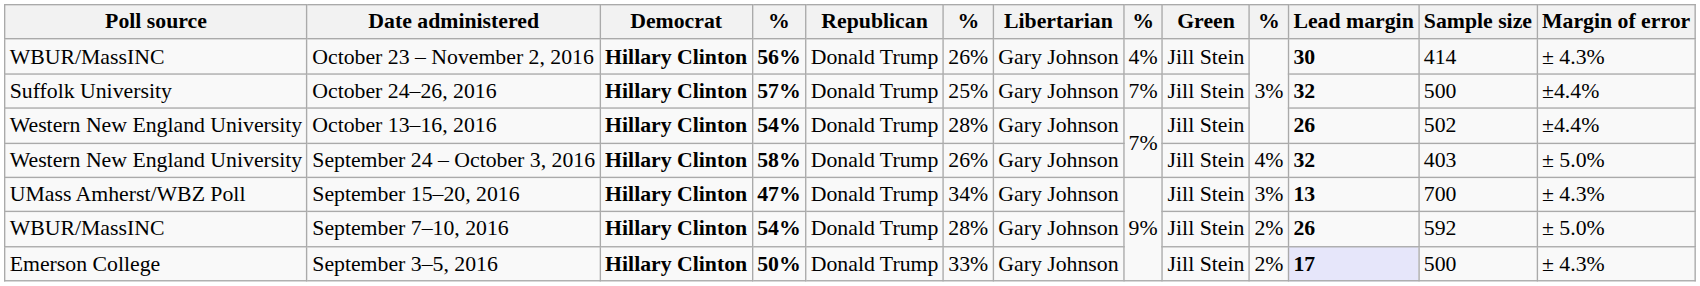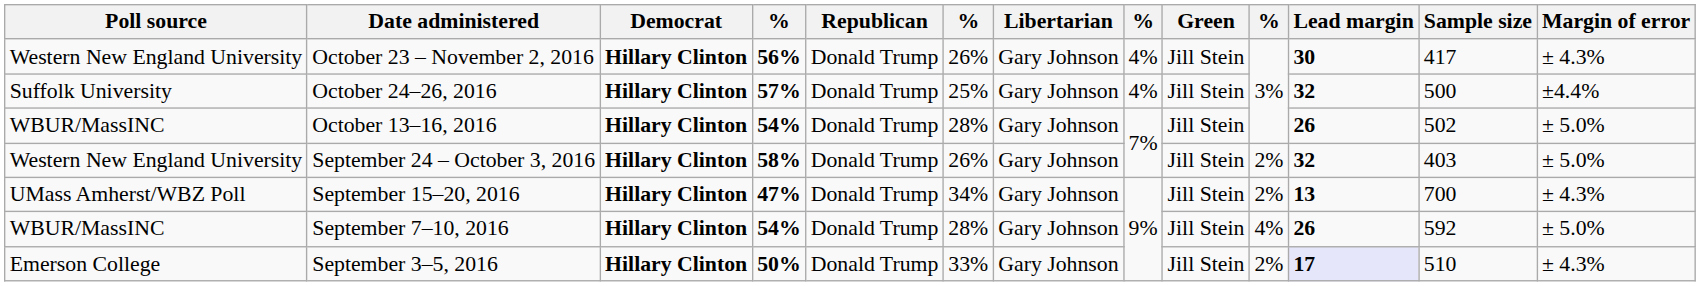(87, 56) WBUR/MassINC -> (156, 56) Western New England University
(1440, 56) 414 -> (1440, 56) 417
(1143, 90) 7% -> (1143, 90) 4%
(156, 125) Western New England University -> (87, 125) WBUR/MassINC
(1571, 125) ±4.4% -> (1573, 125) ± 5.0%
(1269, 159) 4% -> (1269, 159) 2%
(1269, 194) 3% -> (1269, 194) 2%
(1269, 228) 2% -> (1269, 228) 4%
(1440, 263) 500 -> (1440, 263) 510
